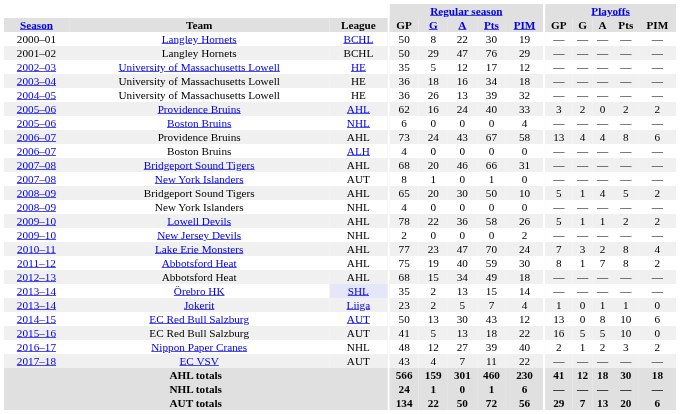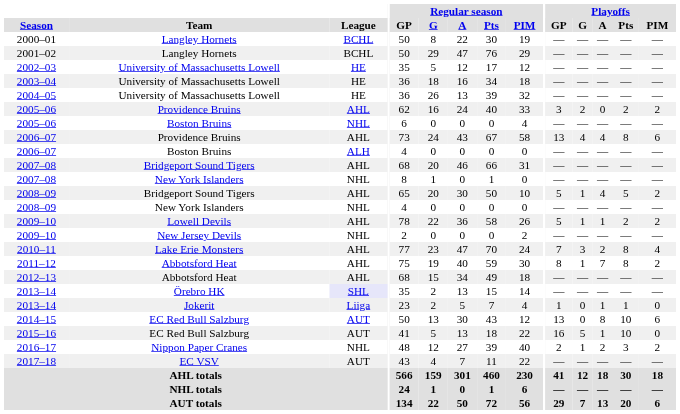(358, 179) AUT -> (358, 179) NHL
(603, 333) 5 -> (603, 333) 1
